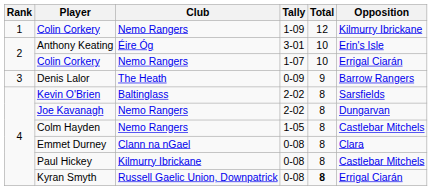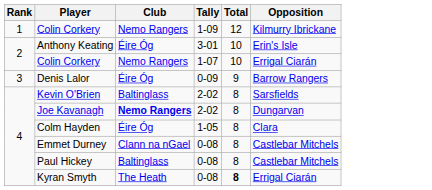(142, 78) The Heath -> (136, 78) Éire Óg
(153, 111) normal -> (155, 111) bold
(153, 128) Nemo Rangers -> (136, 128) Éire Óg
(382, 128) Castlebar Mitchels -> (265, 128) Clara
(351, 144) Clara -> (296, 144) Castlebar Mitchels
(160, 161) Kilmurry Ibrickane -> (143, 161) Baltinglass
(198, 177) Russell Gaelic Union, Downpatrick -> (142, 177) The Heath
